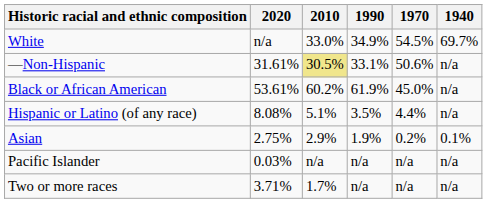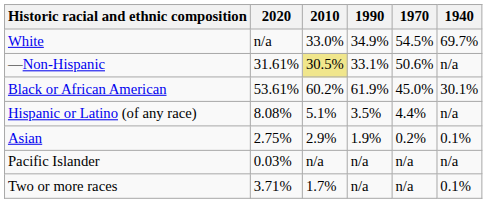(449, 89) n/a -> (459, 89) 30.1%
(449, 186) n/a -> (456, 186) 0.1%
